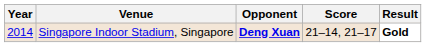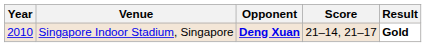(20, 32) 2014 -> (20, 32) 2010
